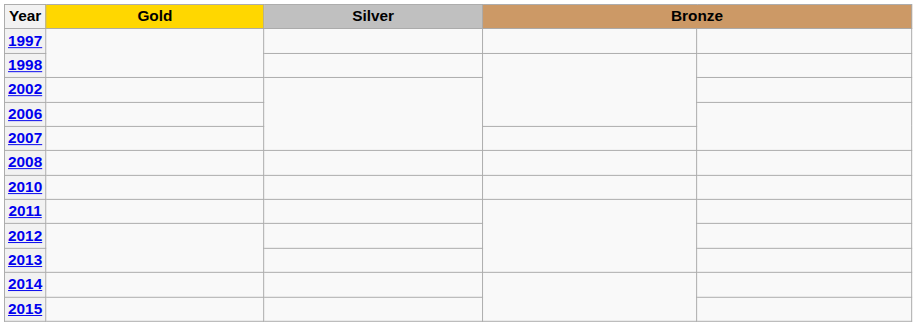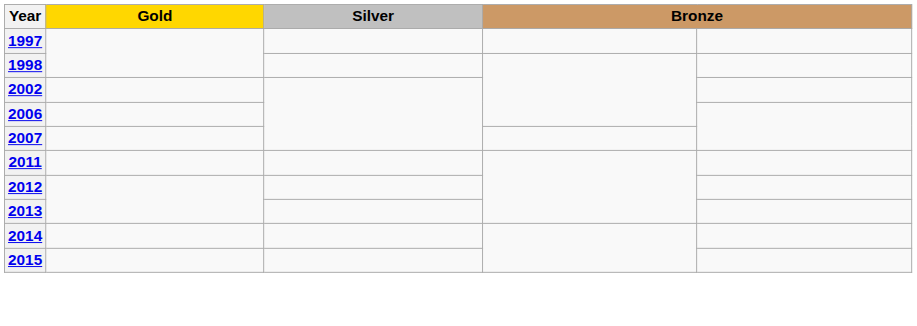- row: (25, 162)
- row: (25, 187)
